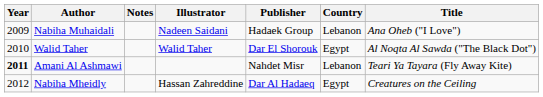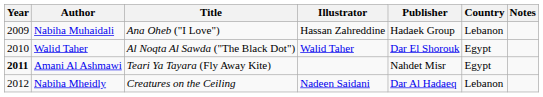columns swapped: (452, 13) <-> (140, 13)
(193, 30) Nadeen Saidani -> (343, 30) Hassan Zahreddine
(342, 65) Lebanon -> (478, 65) Egypt
(201, 83) Hassan Zahreddine -> (335, 83) Nadeen Saidani
(336, 83) Egypt -> (484, 83) Lebanon
